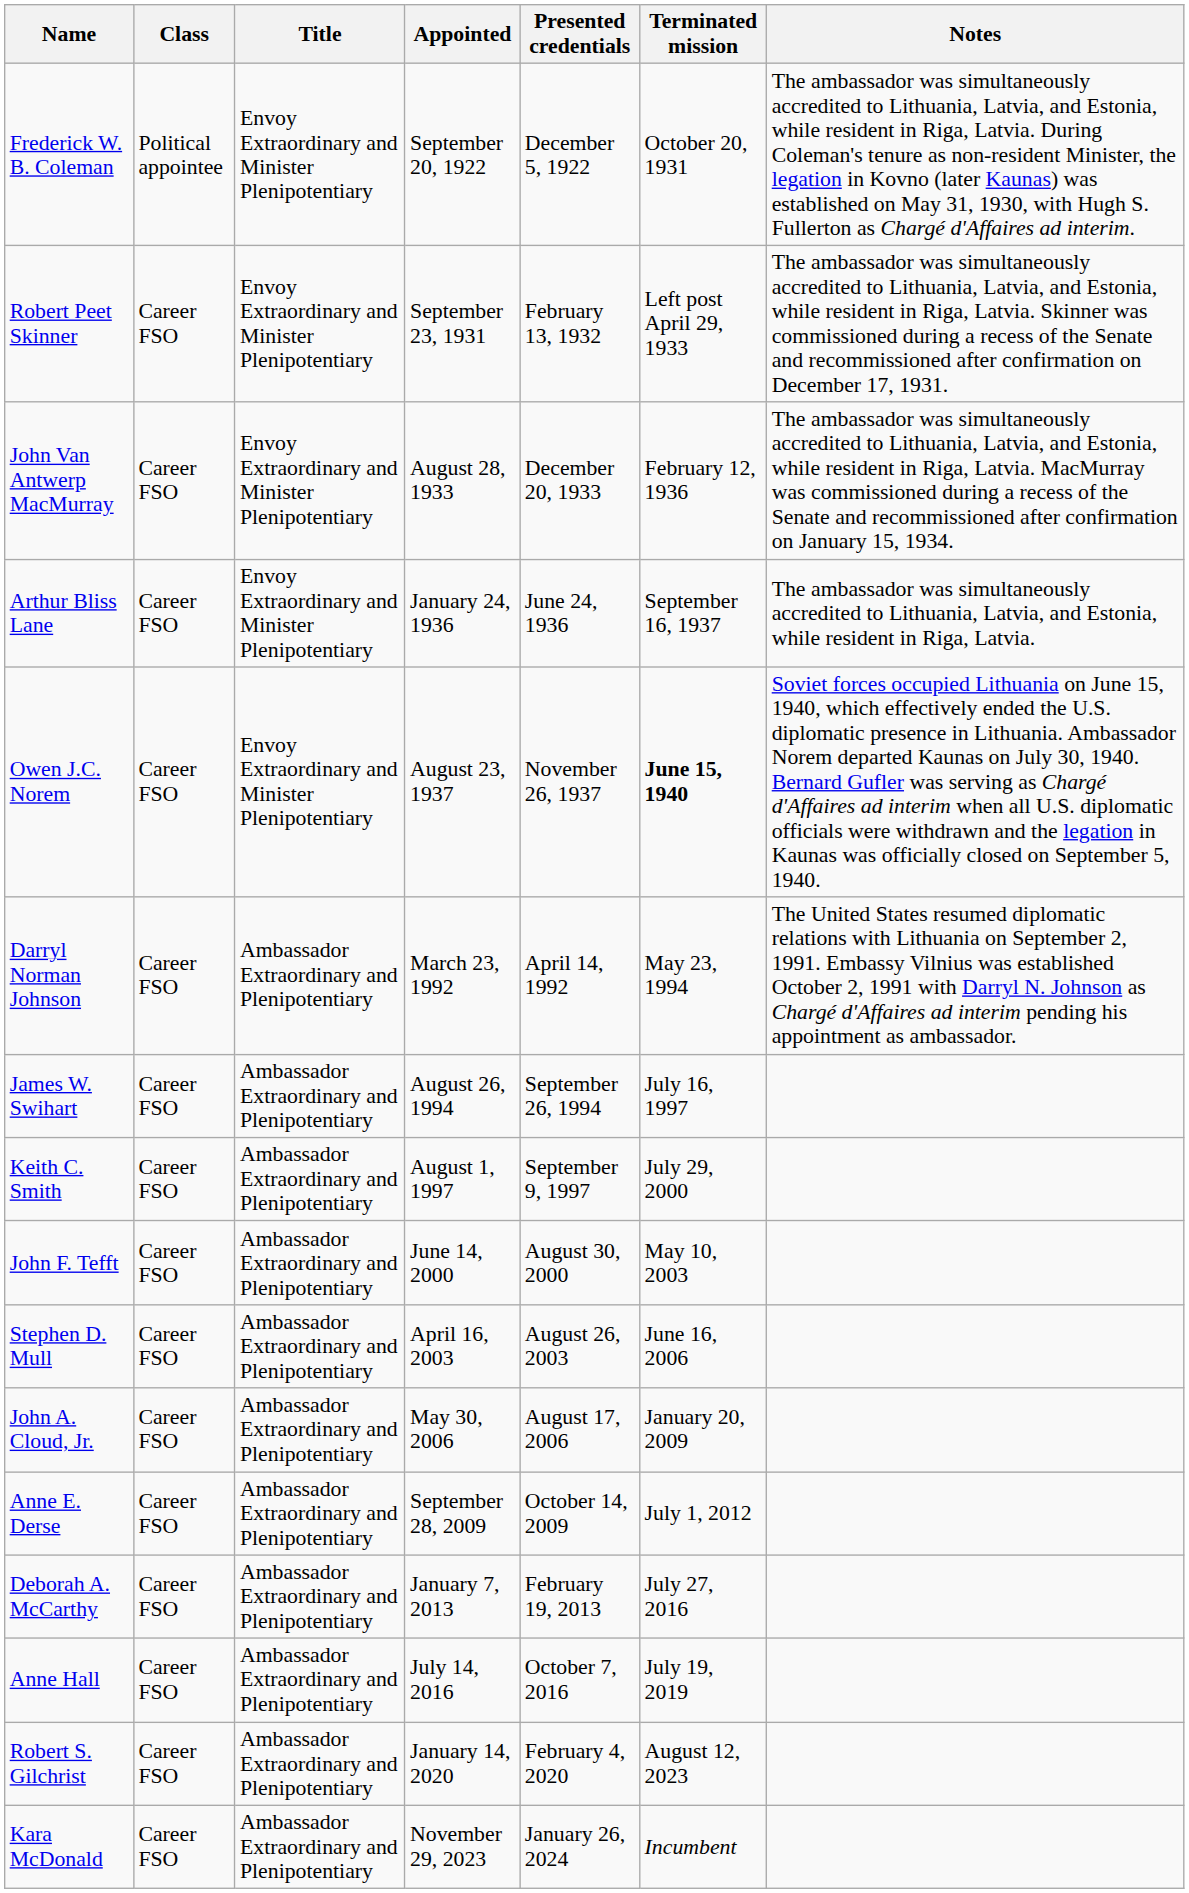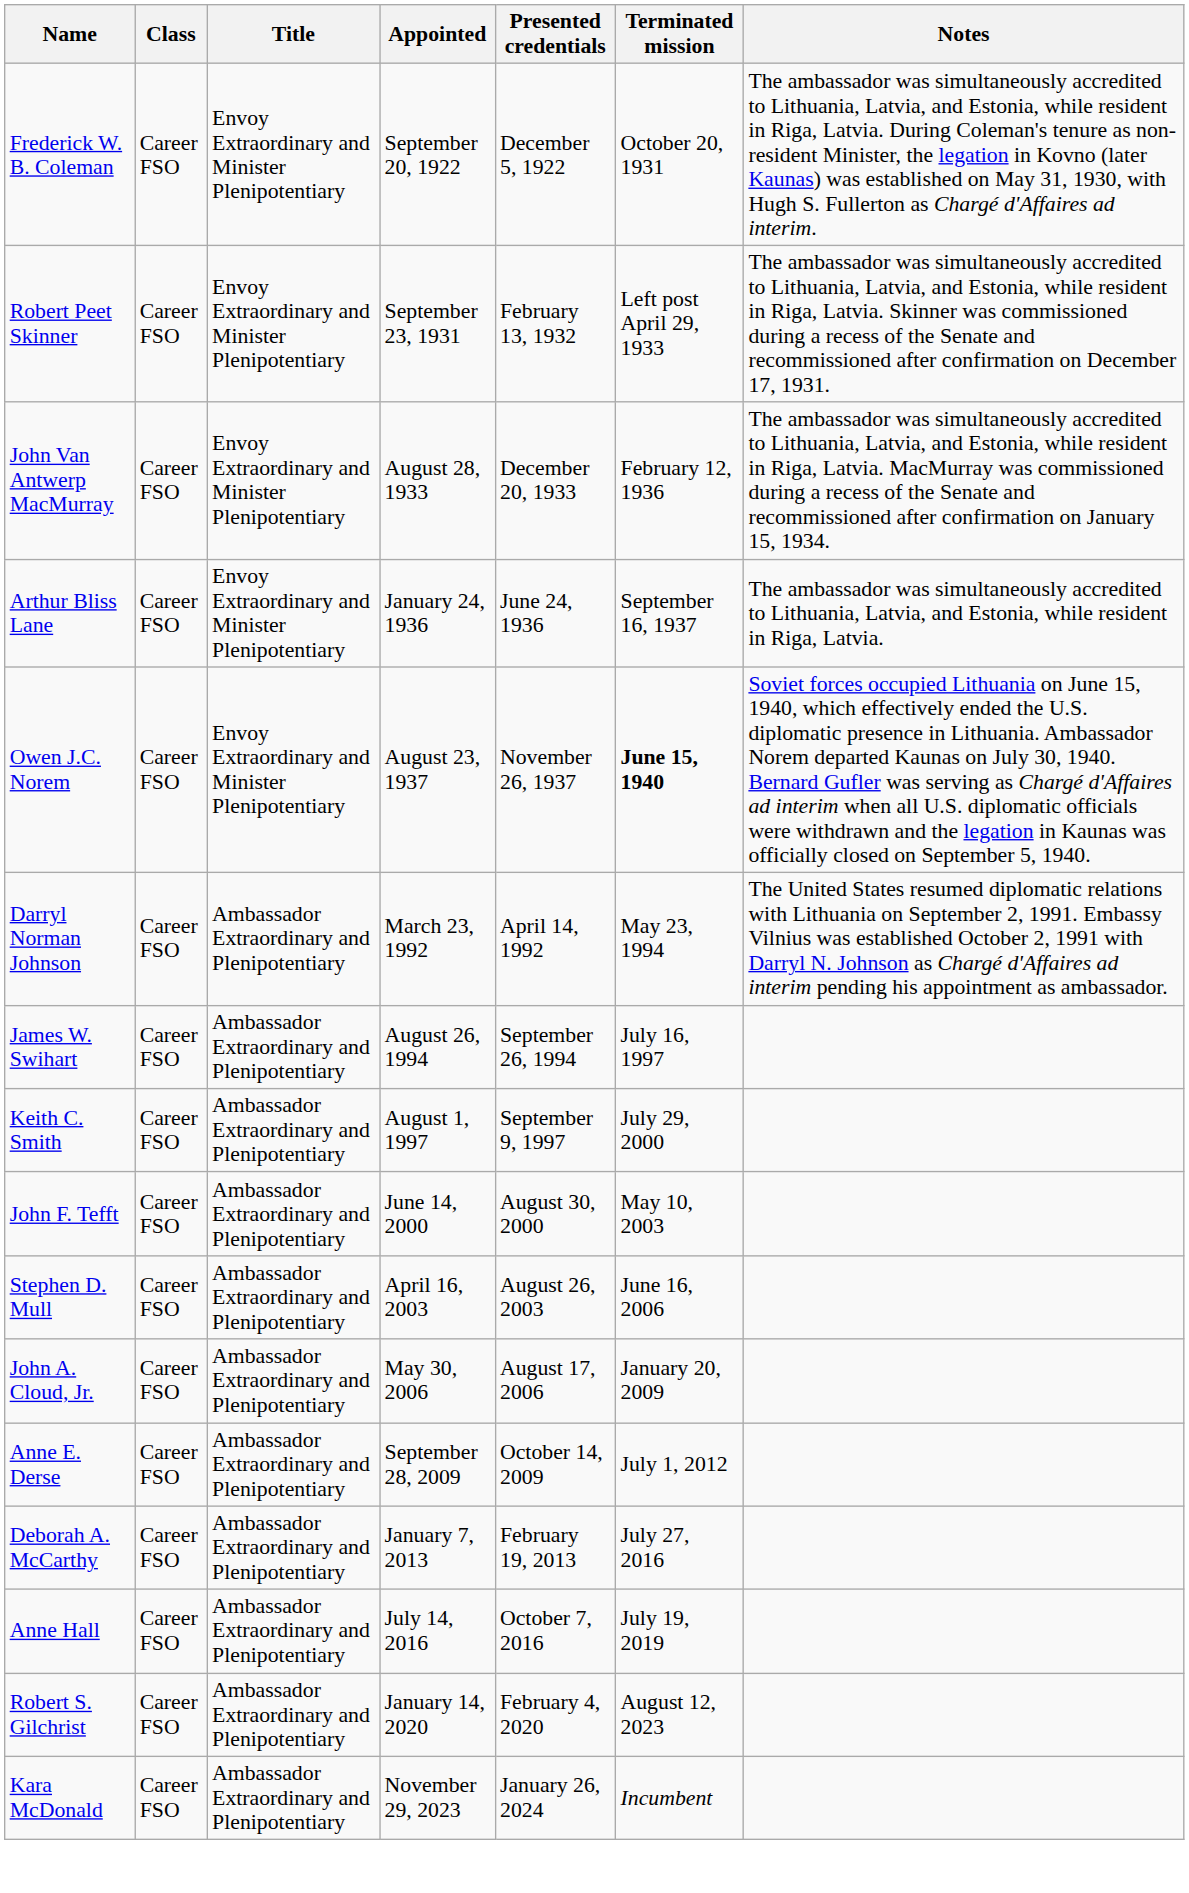(181, 154) Political appointee -> (169, 154) Career FSO
